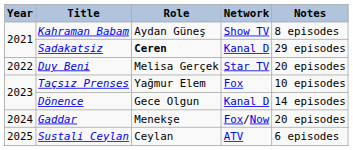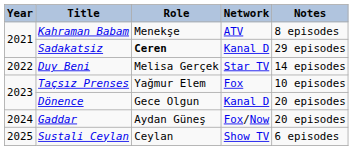(170, 31) Aydan Güneş -> (157, 31) Menekşe
(247, 31) Show TV -> (234, 31) ATV
(310, 66) 20 episodes -> (310, 66) 14 episodes
(310, 101) 14 episodes -> (310, 101) 20 episodes
(157, 119) Menekşe -> (170, 119) Aydan Güneş
(234, 136) ATV -> (247, 136) Show TV
